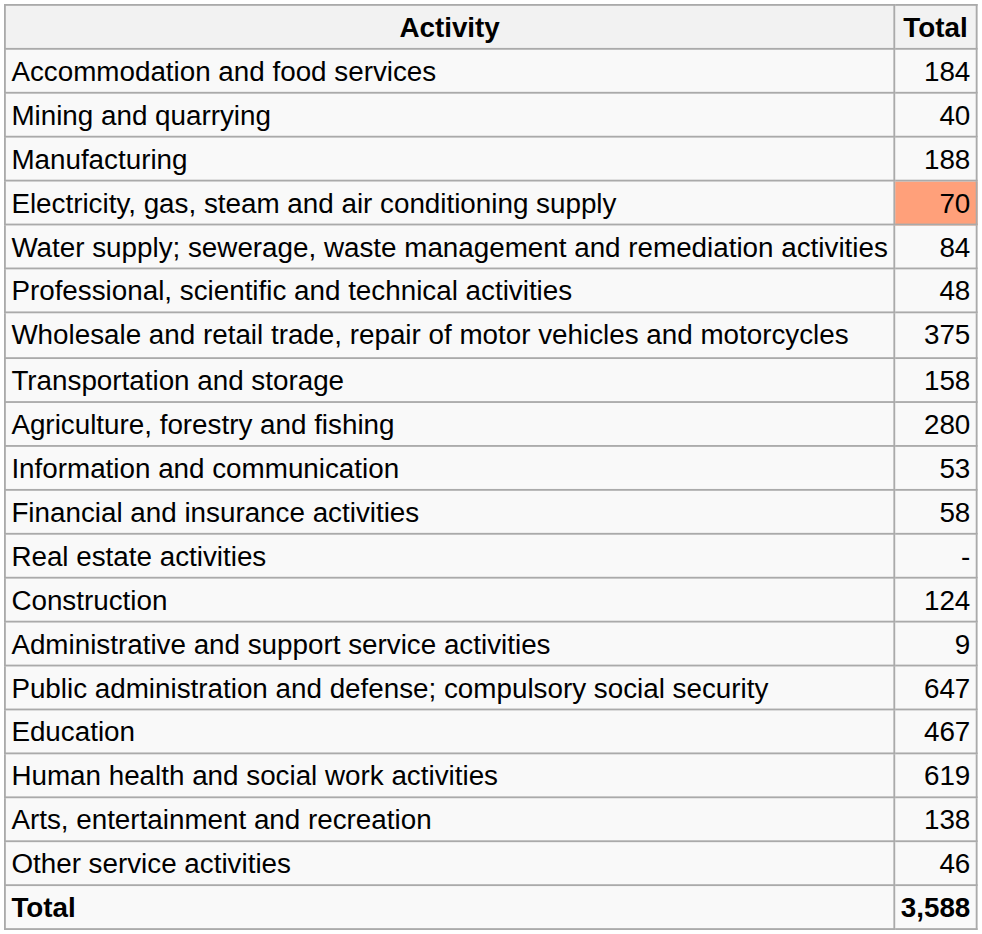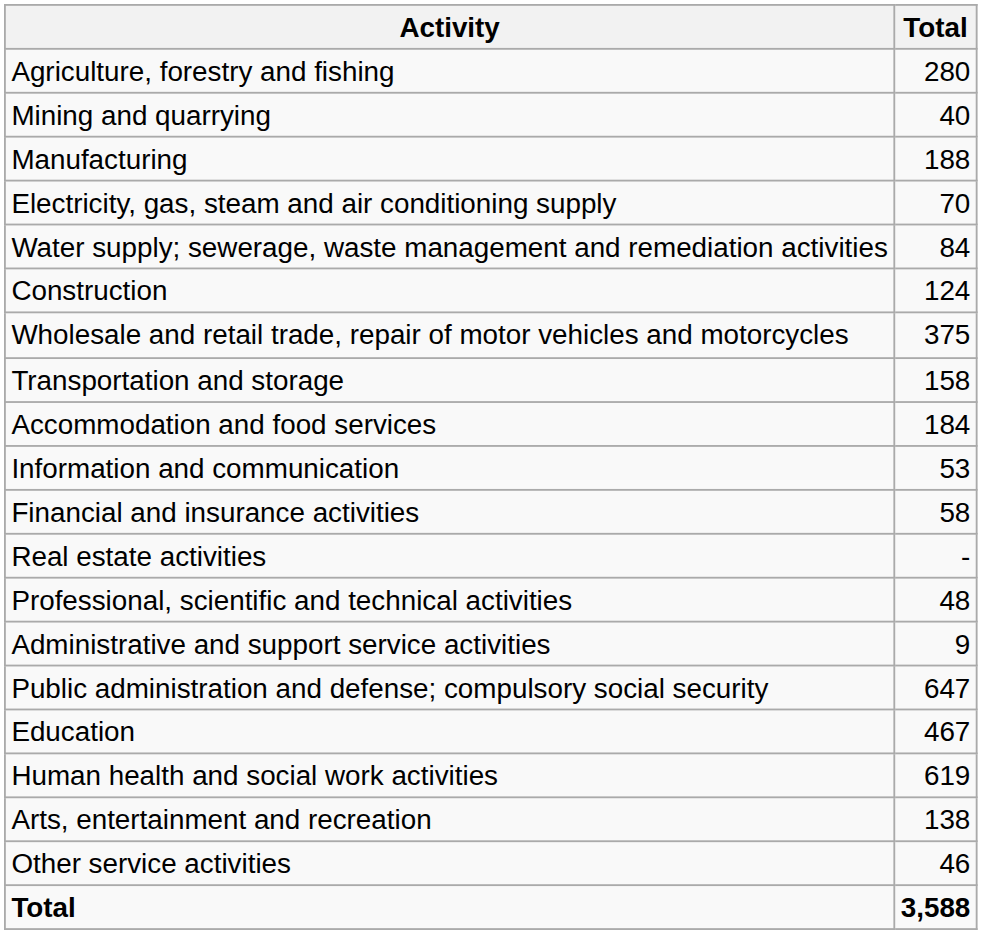rows swapped: (203, 423) <-> (224, 71)
(955, 203) lightsalmon background -> (955, 203) no background
rows swapped: (89, 600) <-> (292, 291)
